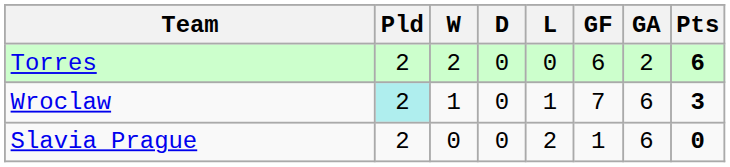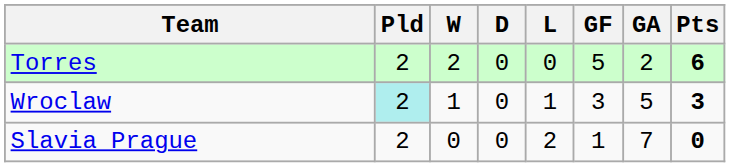(598, 63) 6 -> (598, 63) 5
(598, 102) 7 -> (598, 102) 3
(646, 102) 6 -> (646, 102) 5
(646, 141) 6 -> (646, 141) 7
